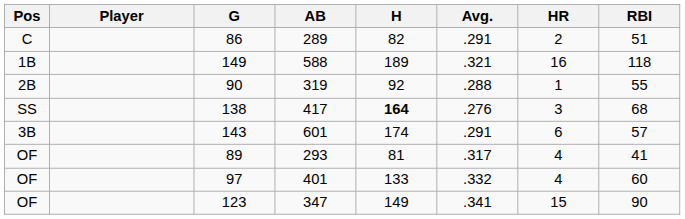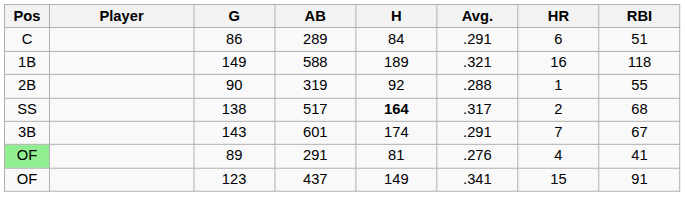(396, 39) 82 -> (396, 39) 84
(558, 39) 2 -> (558, 39) 6
(315, 109) 417 -> (315, 109) 517
(477, 109) .276 -> (477, 109) .317
(558, 109) 3 -> (558, 109) 2
(558, 132) 6 -> (558, 132) 7
(640, 132) 57 -> (640, 132) 67
(27, 156) no background -> (27, 156) lightgreen background
(315, 156) 293 -> (315, 156) 291
(477, 156) .317 -> (477, 156) .276
- row: (234, 179)
(315, 202) 347 -> (315, 179) 437
(640, 202) 90 -> (640, 179) 91
